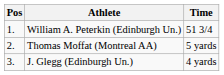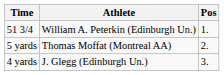columns swapped: (15, 12) <-> (201, 12)
